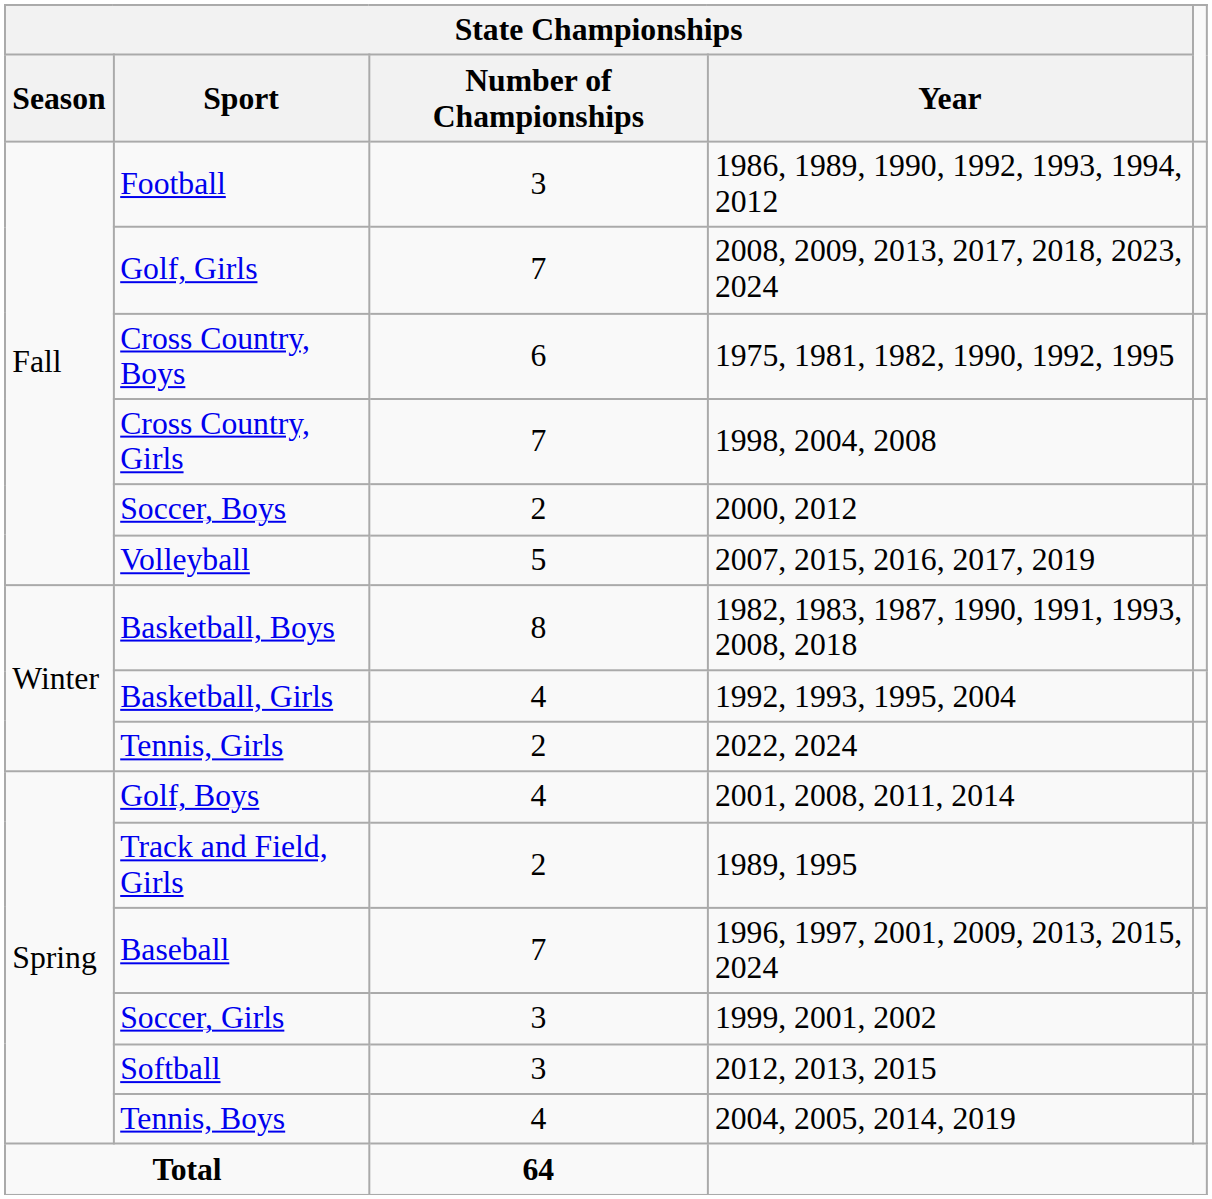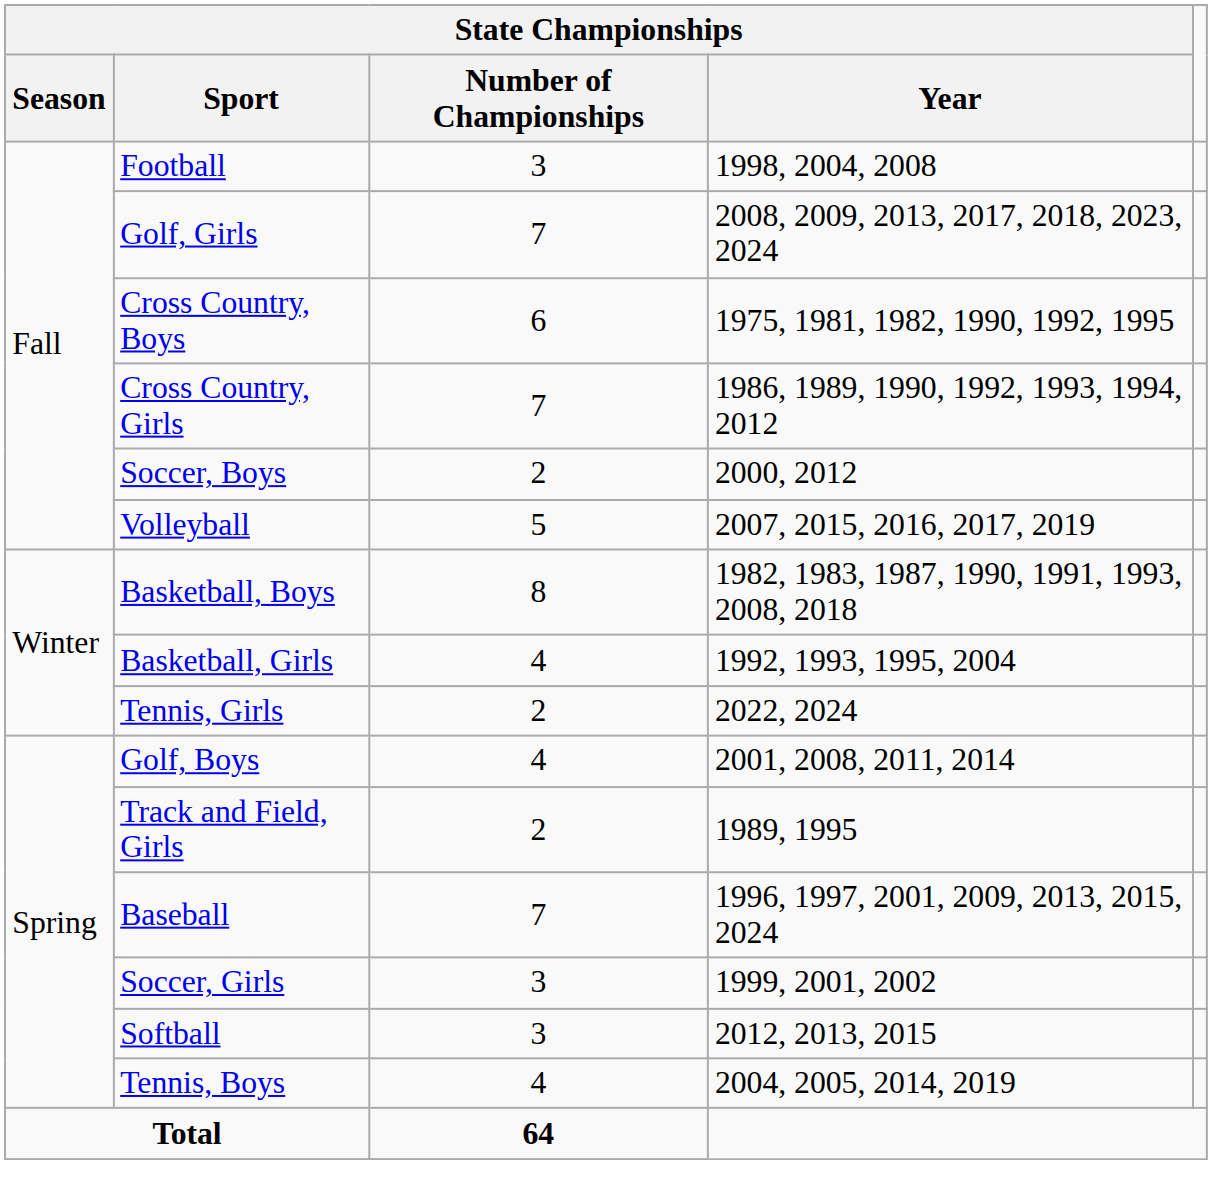(949, 183) 1986, 1989, 1990, 1992, 1993, 1994, 2012 -> (826, 165) 1998, 2004, 2008
(826, 441) 1998, 2004, 2008 -> (949, 405) 1986, 1989, 1990, 1992, 1993, 1994, 2012
